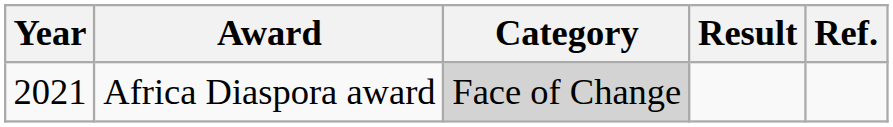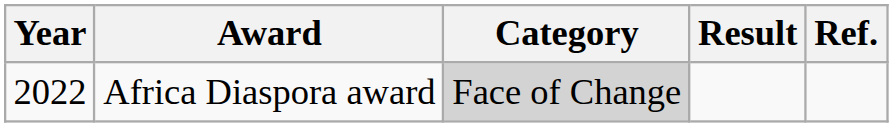(50, 91) 2021 -> (50, 91) 2022
